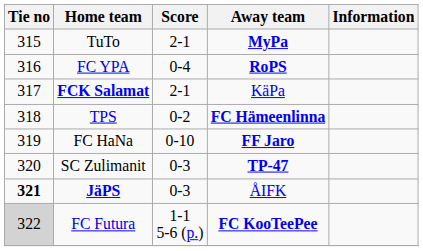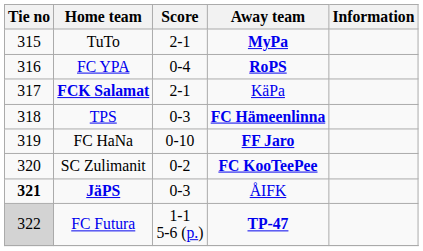(180, 116) 0-2 -> (180, 116) 0-3
(180, 166) 0-3 -> (180, 166) 0-2
(268, 166) TP-47 -> (268, 166) FC KooTeePee
(268, 224) FC KooTeePee -> (268, 224) TP-47
